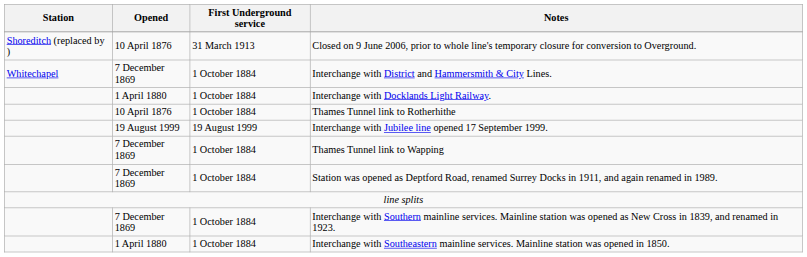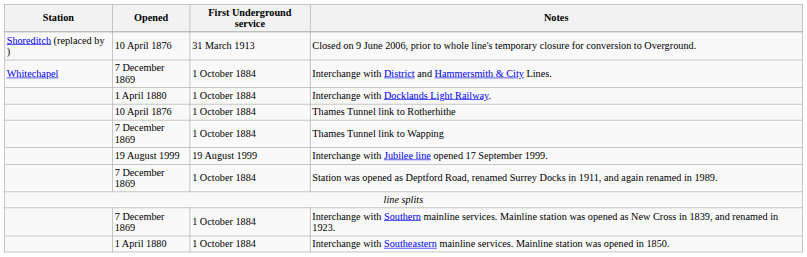rows swapped: (378, 150) <-> (430, 128)
